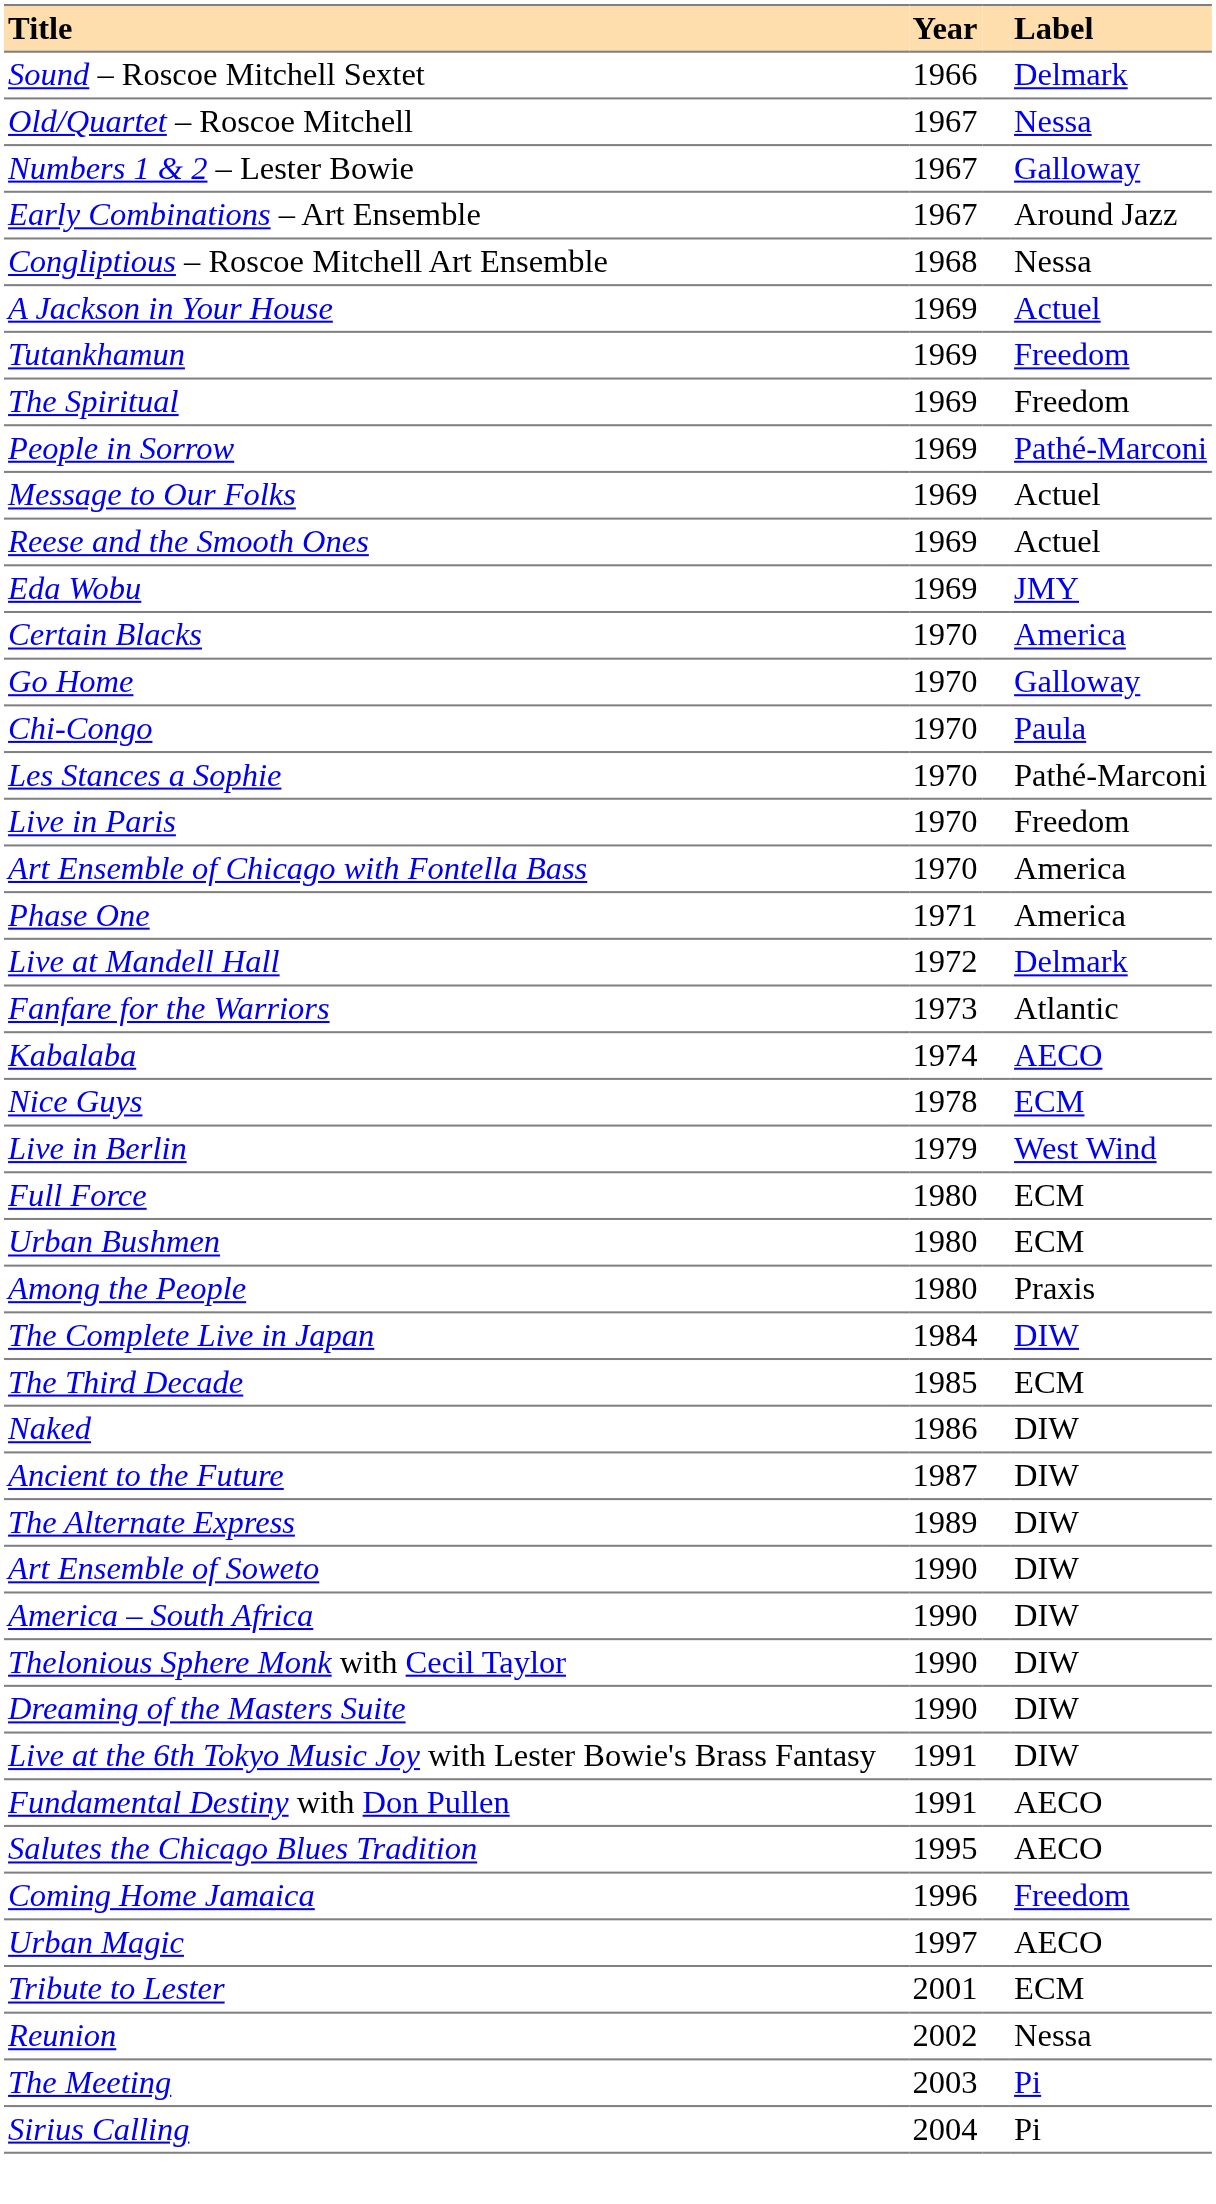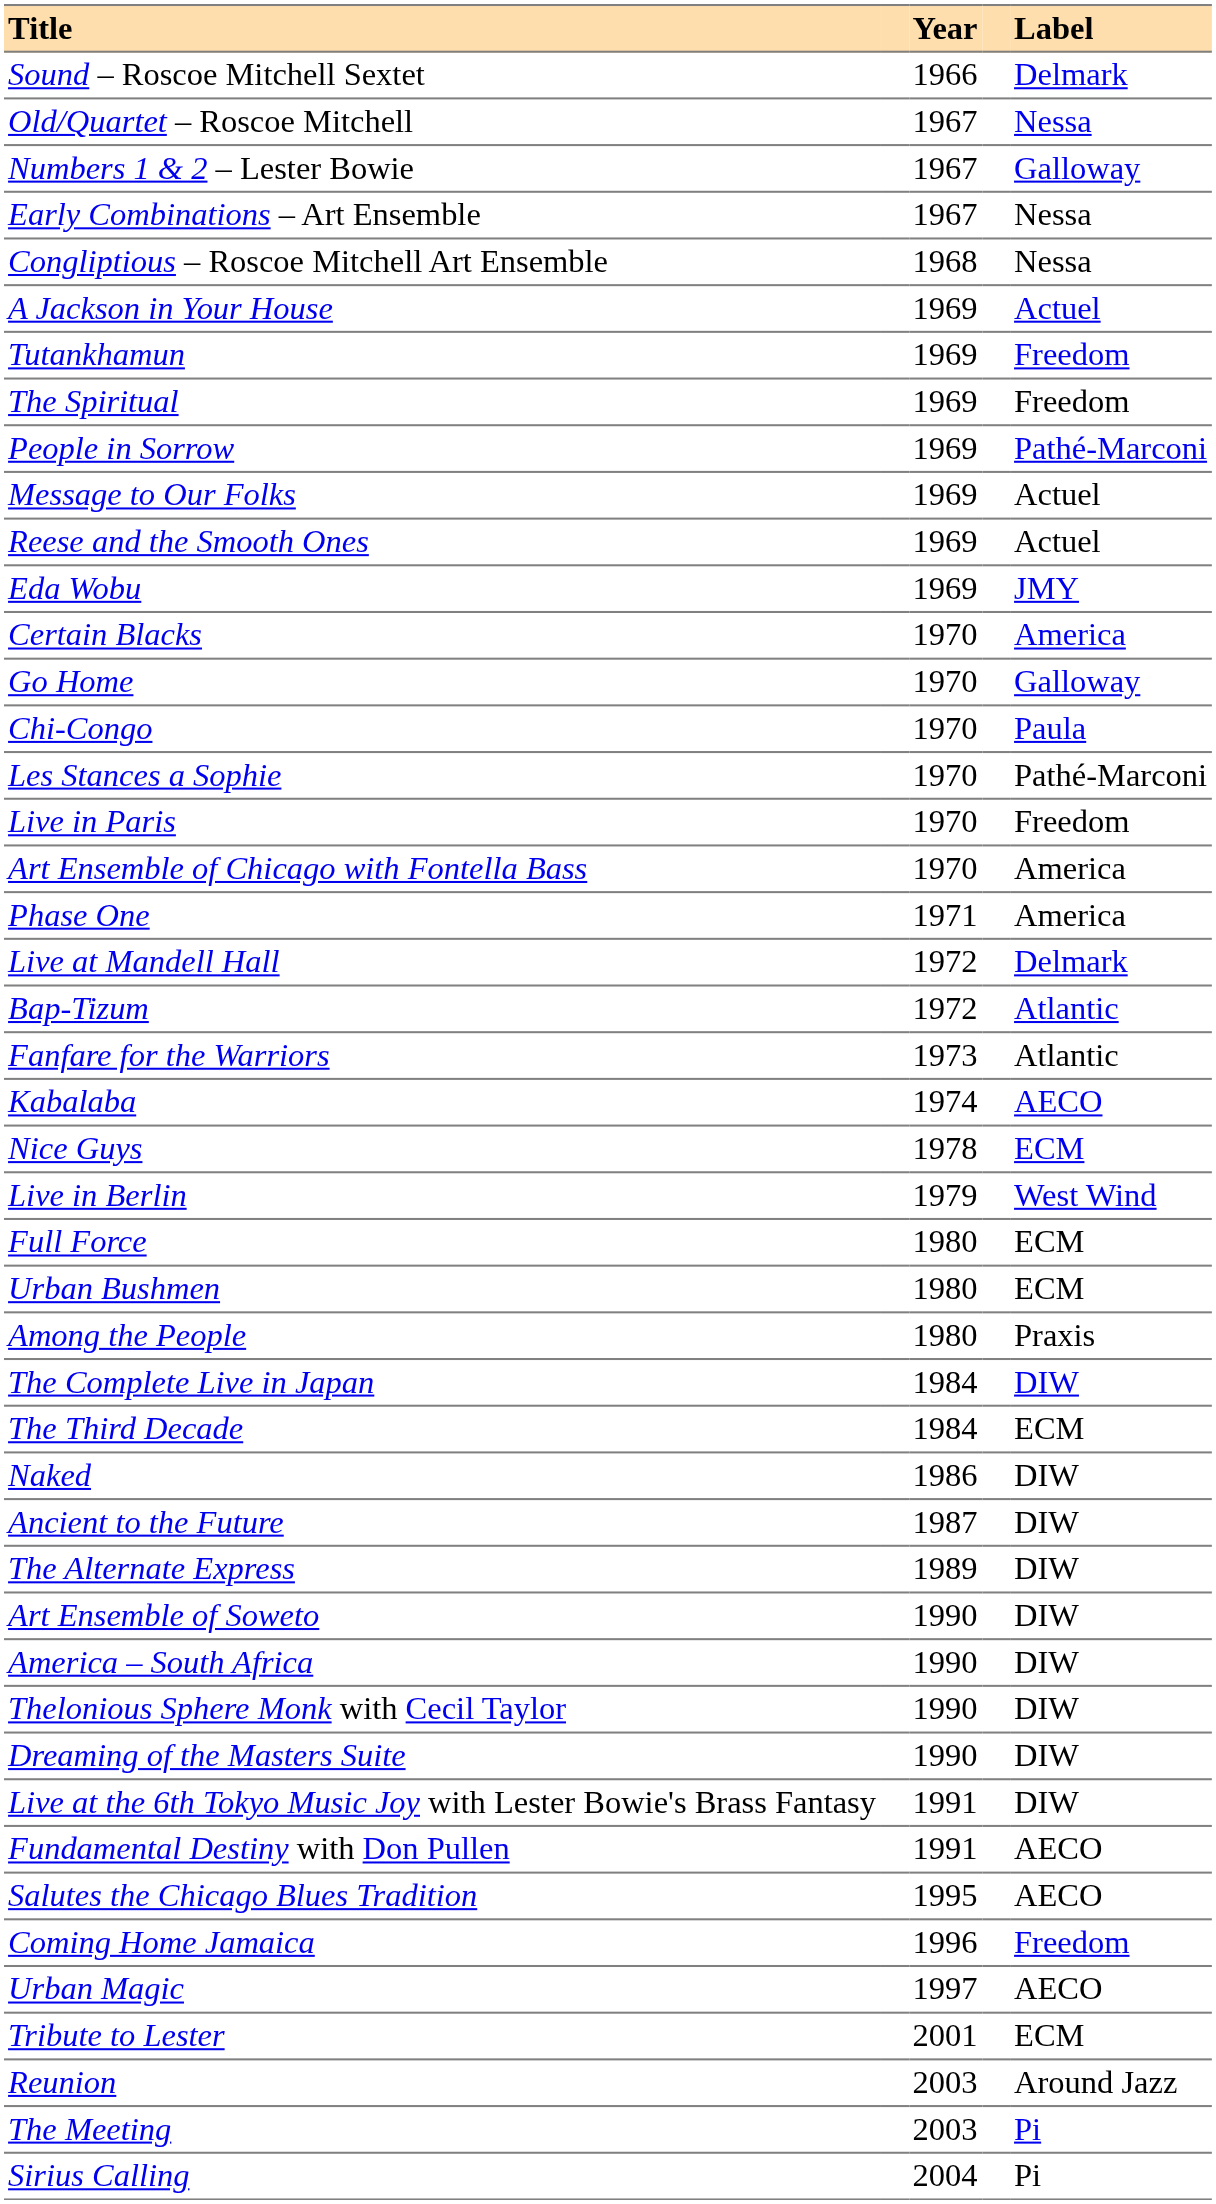(1096, 214) Around Jazz -> (1053, 214) Nessa
+ row: (78, 1008)
(945, 1381) 1985 -> (945, 1428) 1984
(945, 2035) 2002 -> (945, 2082) 2003
(1053, 2035) Nessa -> (1096, 2082) Around Jazz
